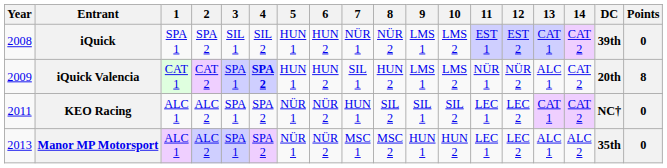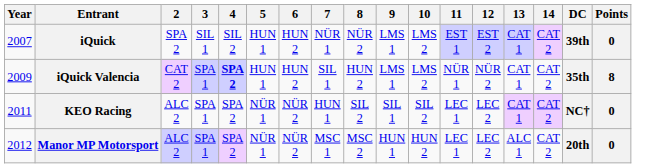- column: (176, 14)
(20, 41) 2008 -> (20, 41) 2007
(549, 76) ALC 1 -> (519, 76) CAT 1
(609, 76) 20th -> (578, 76) 35th
(20, 145) 2013 -> (20, 145) 2012
(579, 145) ALC 2 -> (548, 145) CAT 2
(609, 145) 35th -> (578, 145) 20th
